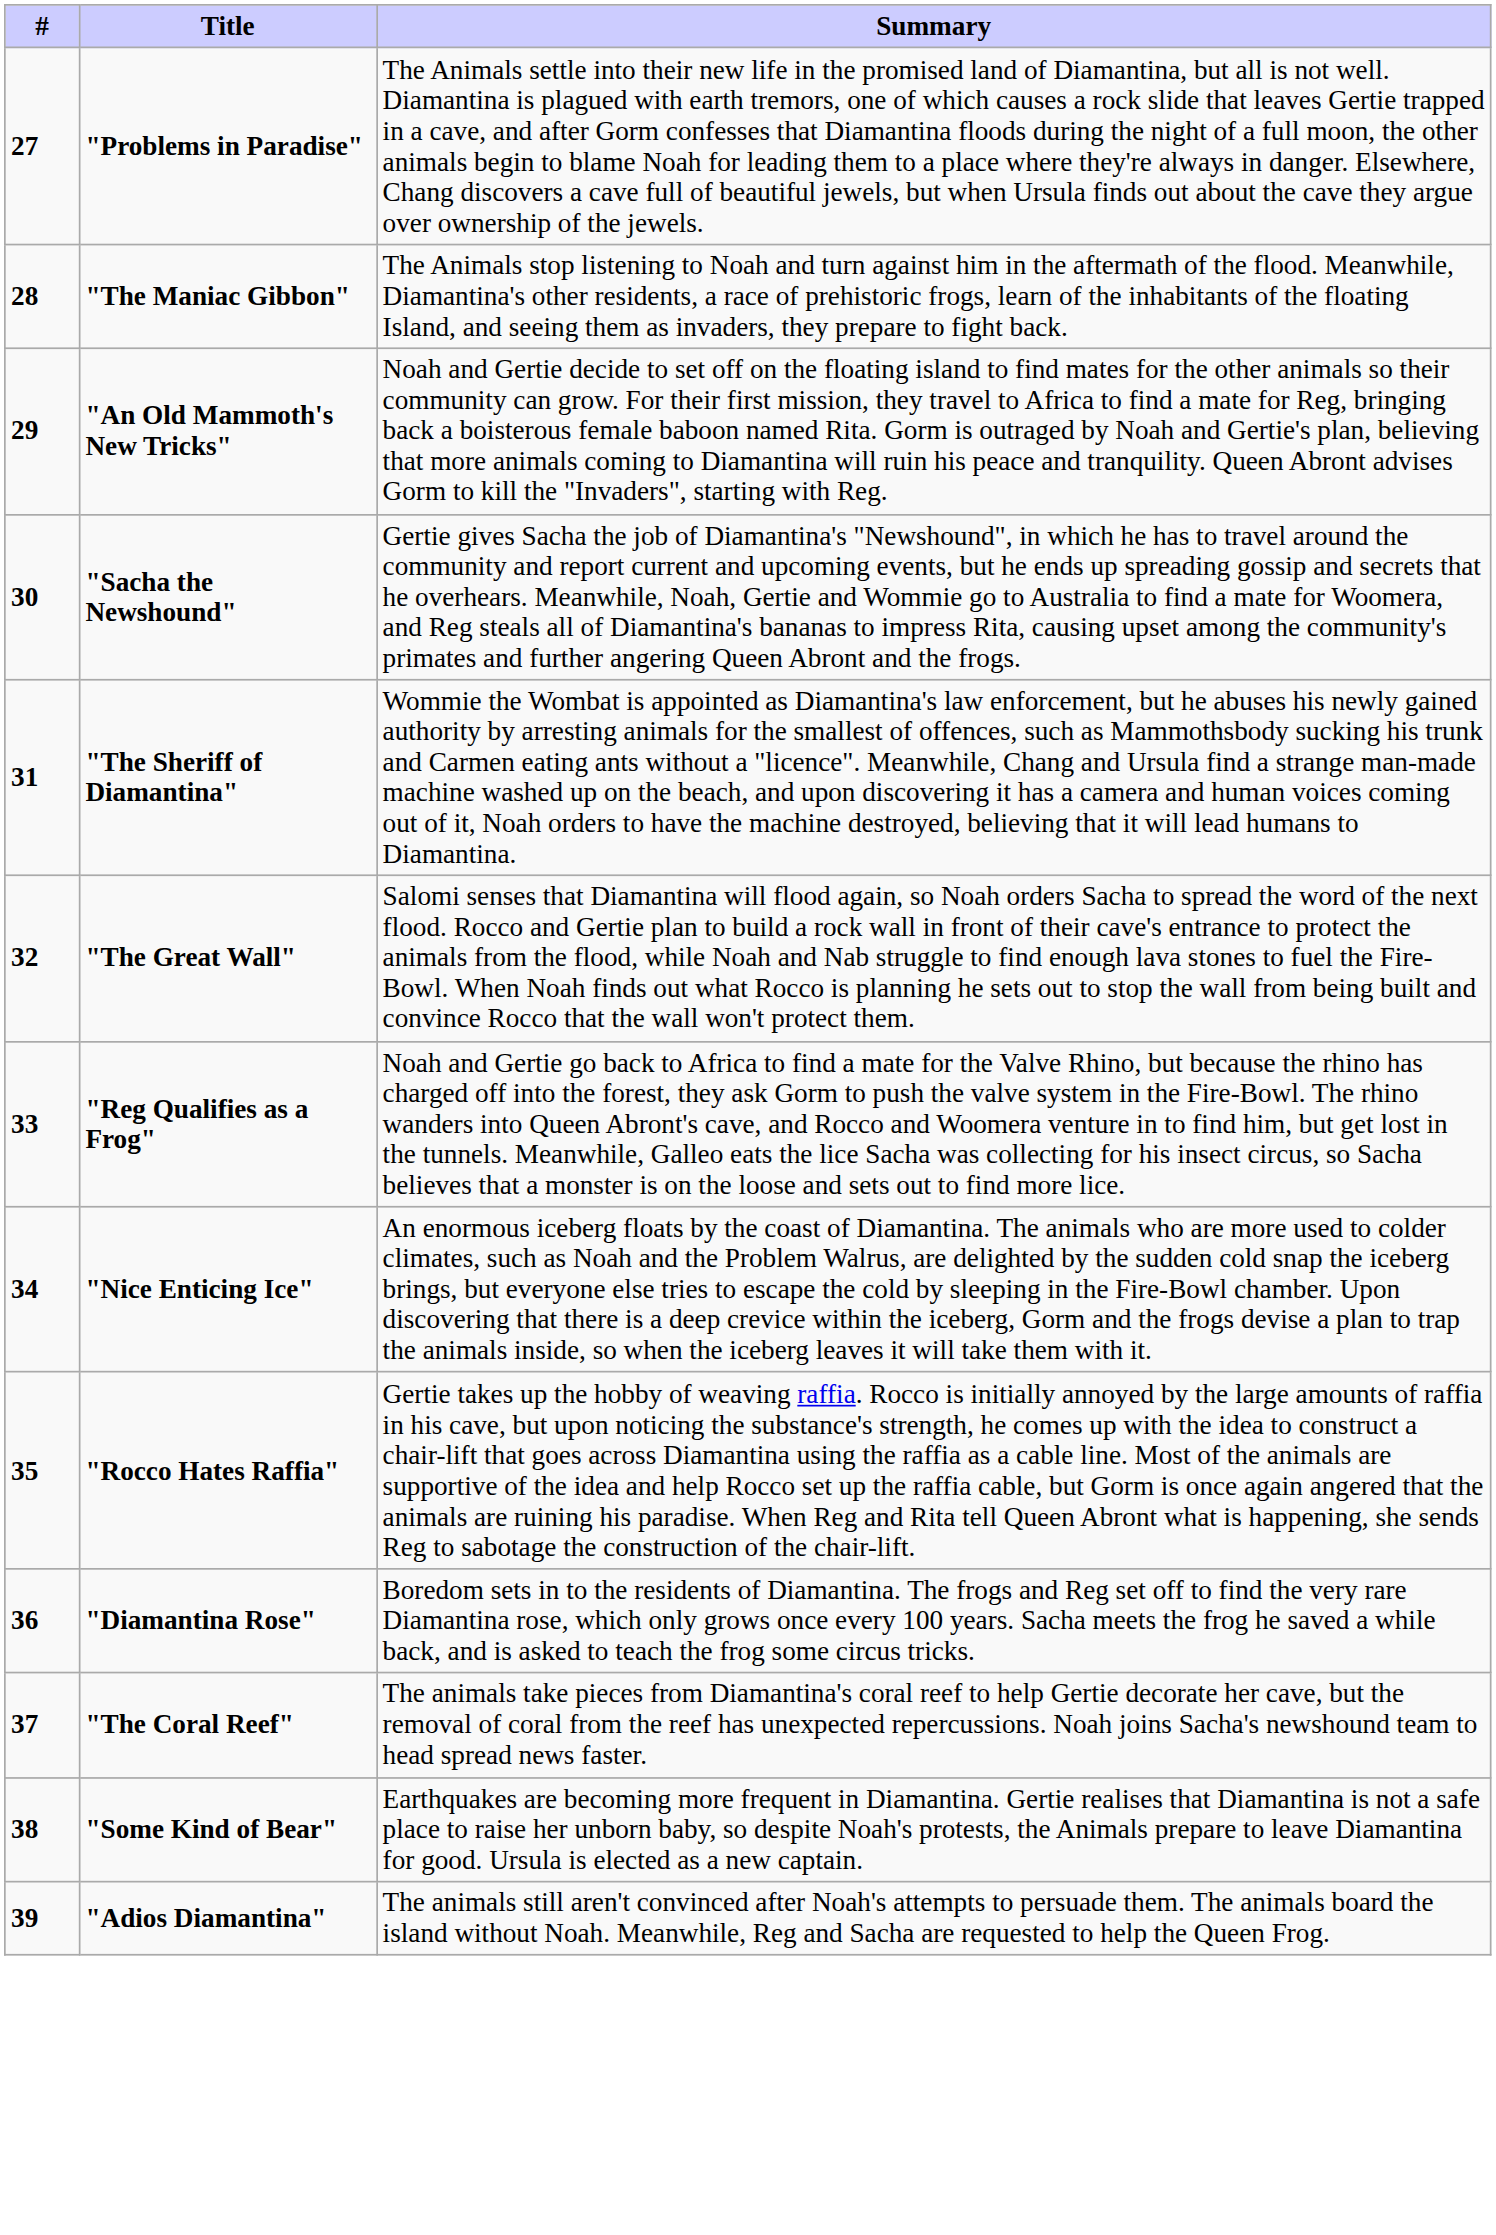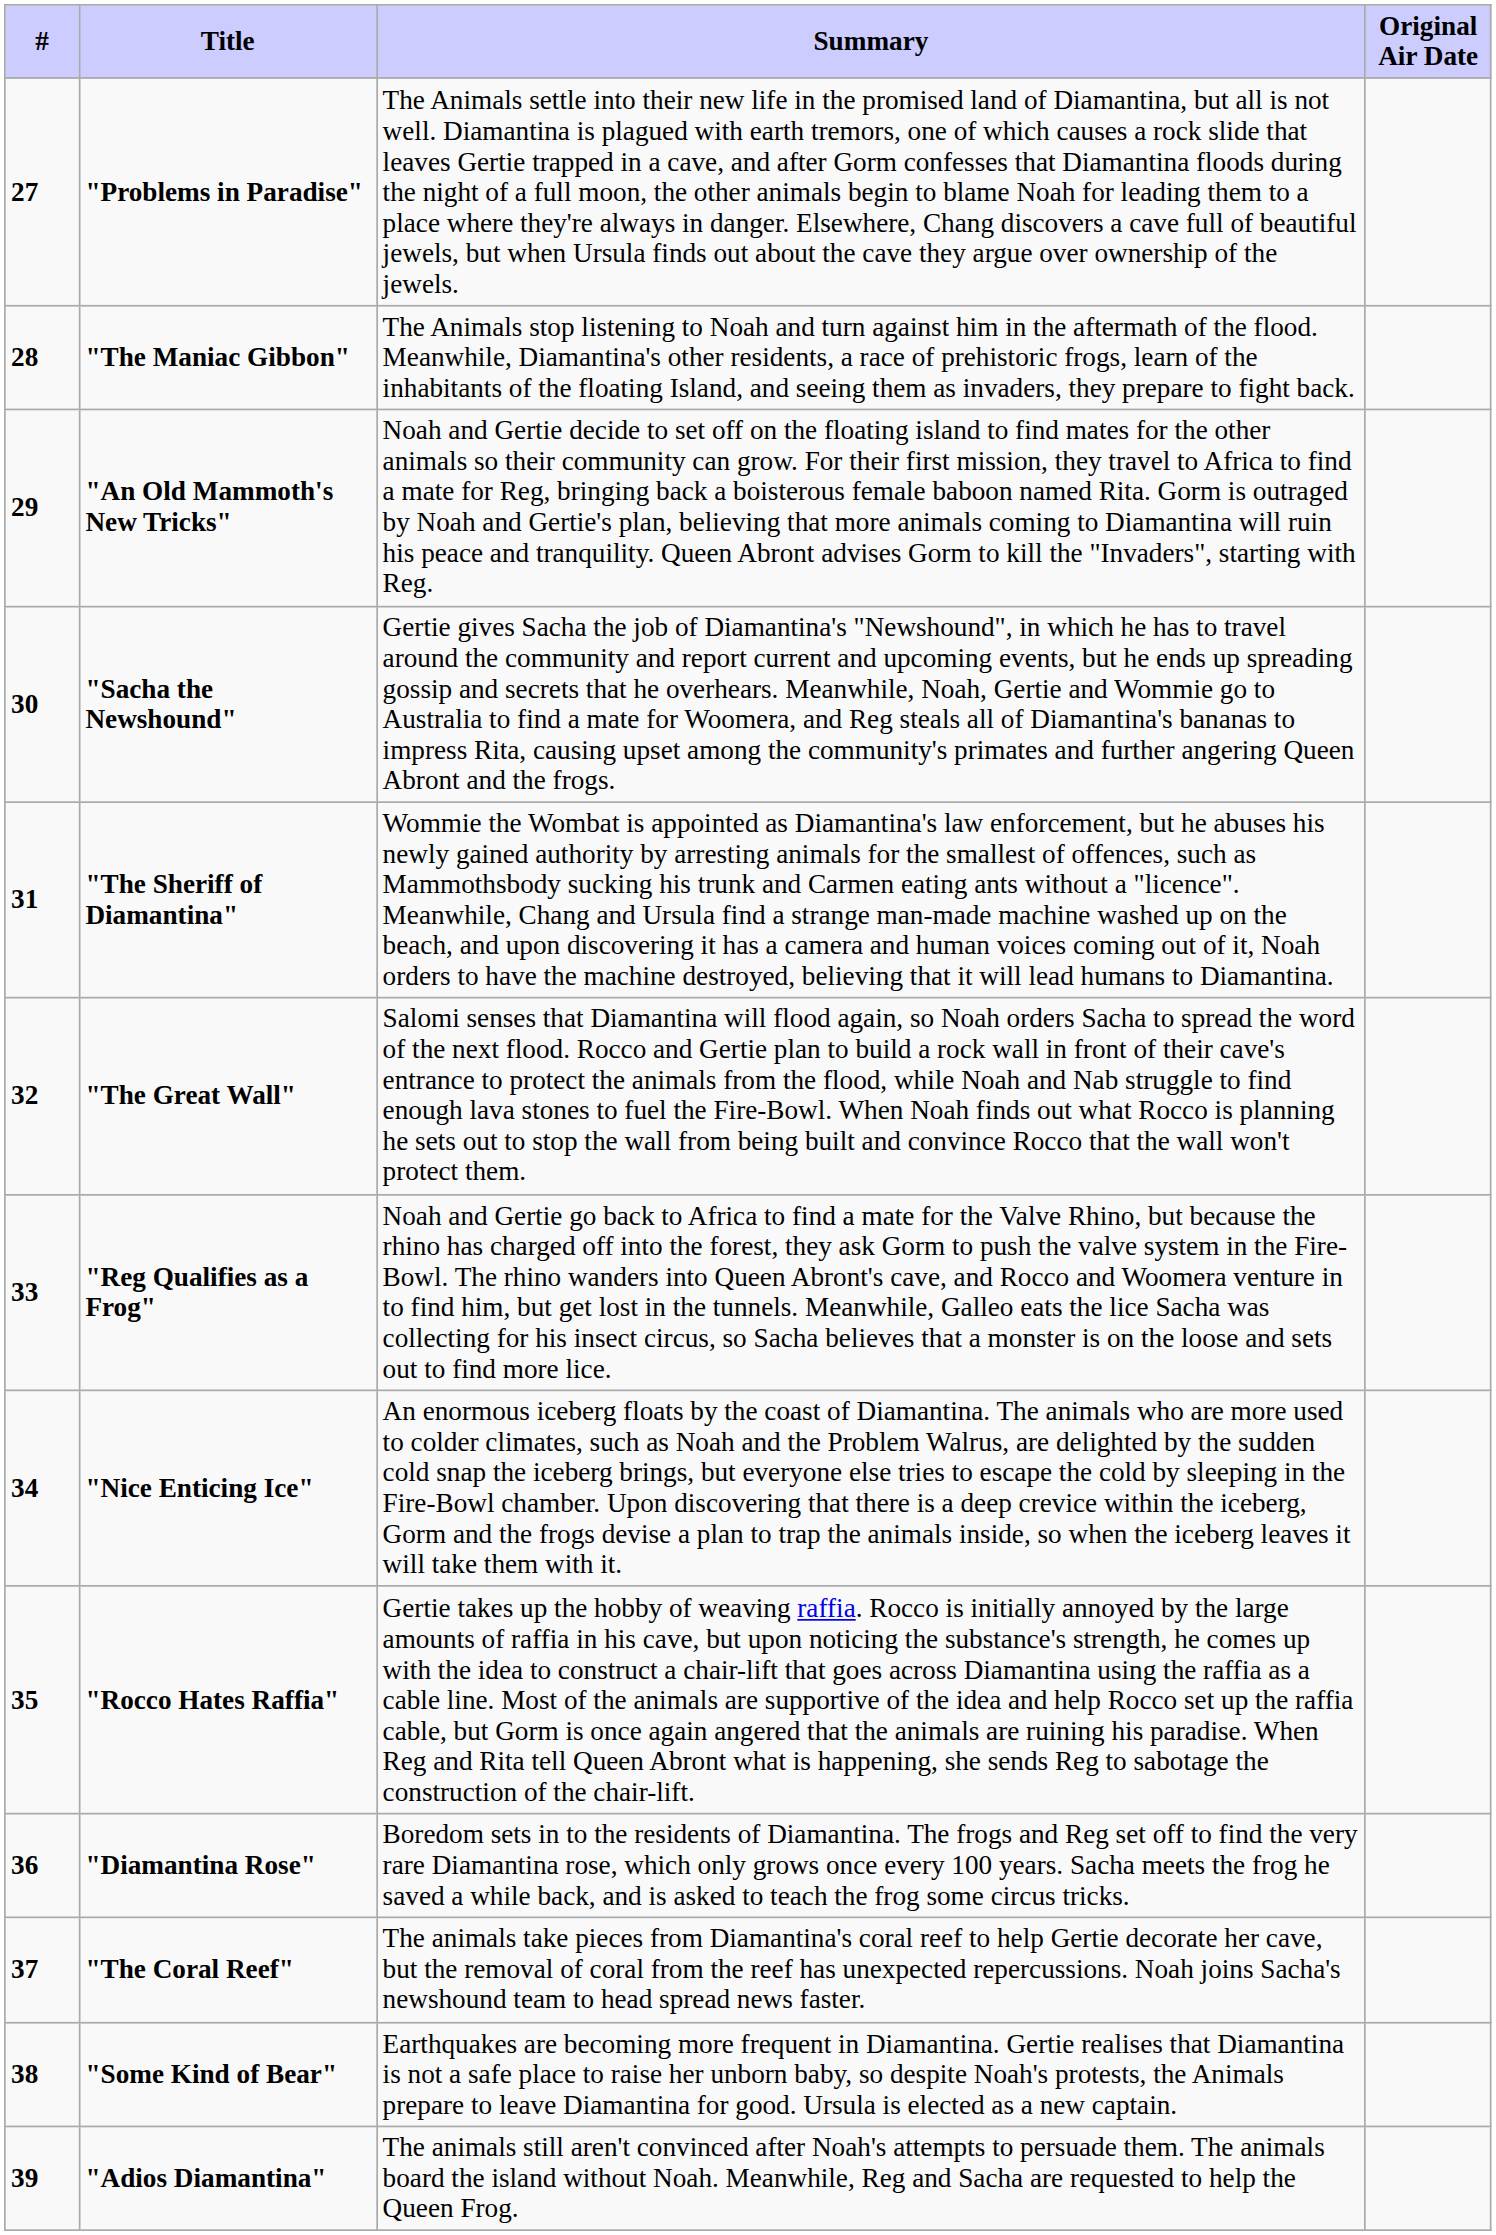+ column: (1428, 41)
